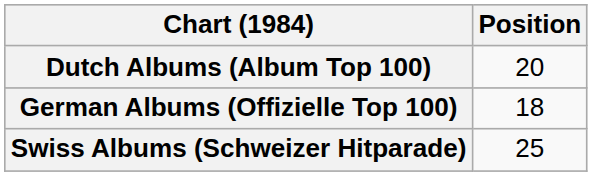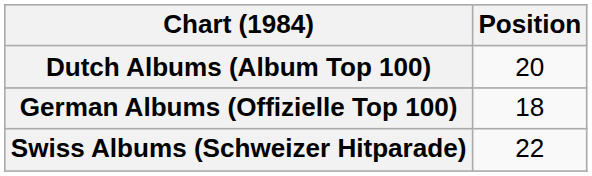(530, 149) 25 -> (530, 149) 22
